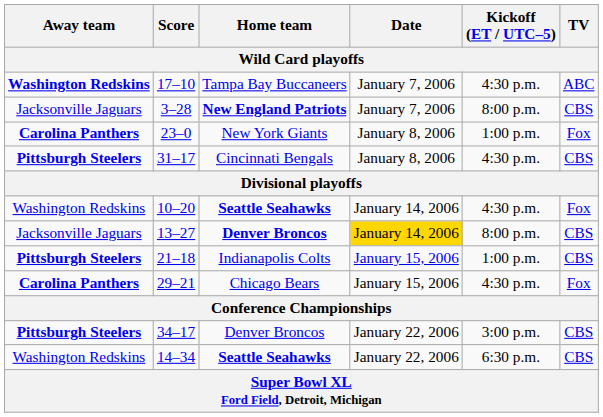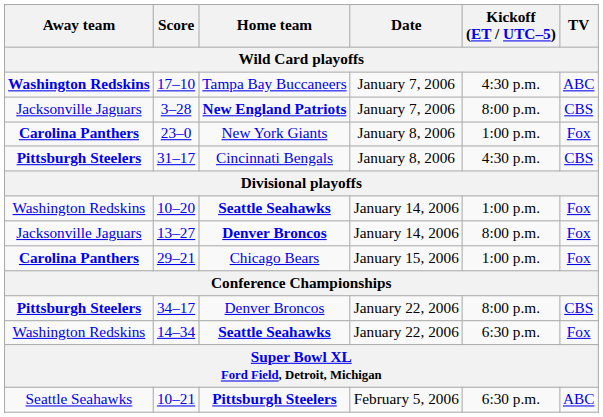(511, 208) 4:30 p.m. -> (511, 208) 1:00 p.m.
(406, 232) gold background -> (406, 232) no background
(579, 232) CBS -> (579, 232) Fox
- row: (176, 257)
(511, 282) 4:30 p.m. -> (511, 257) 1:00 p.m.
(511, 332) 3:00 p.m. -> (511, 307) 8:00 p.m.
(579, 357) CBS -> (579, 332) Fox
+ row: (176, 399)
